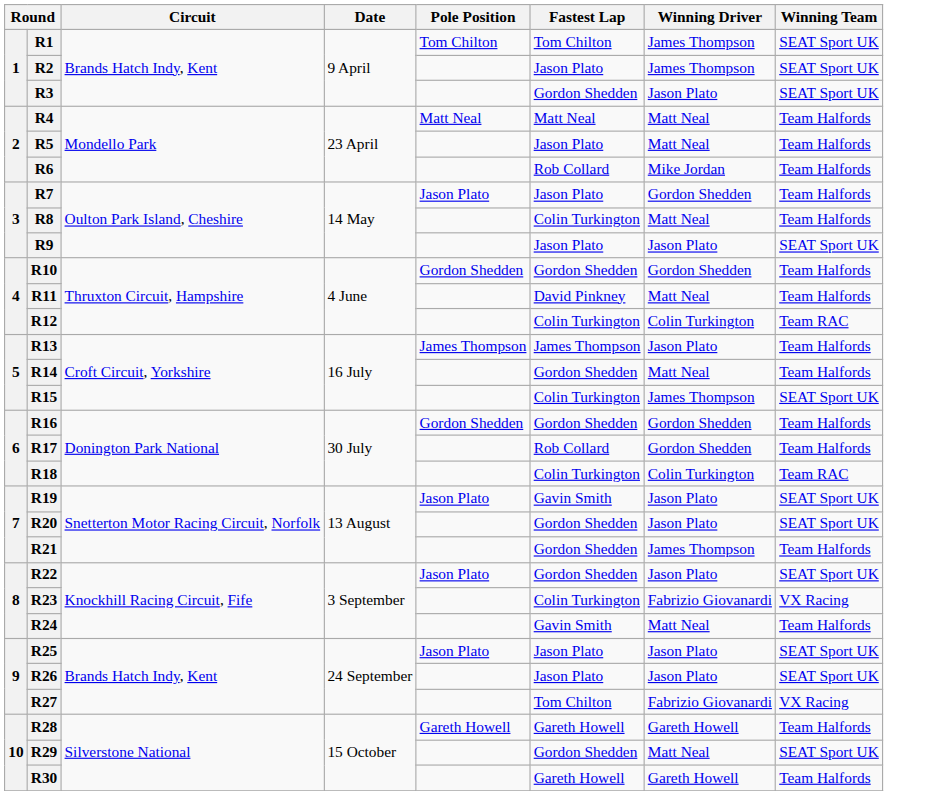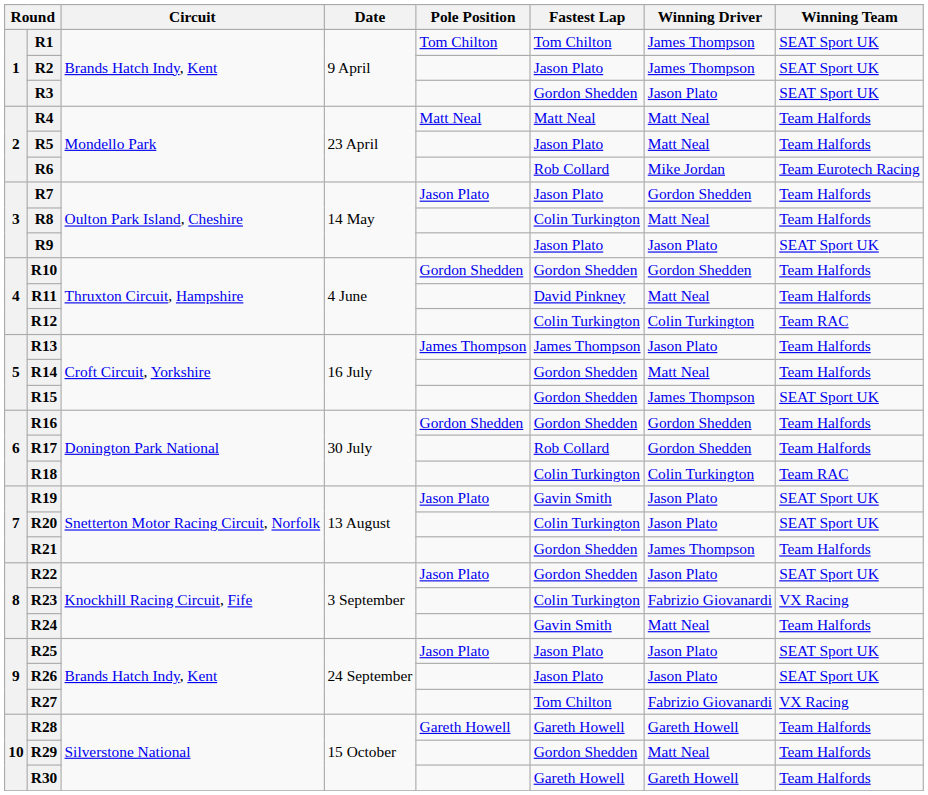(825, 168) Team Halfords -> (849, 168) Team Eurotech Racing
(587, 397) Colin Turkington -> (586, 397) Gordon Shedden
(586, 523) Gordon Shedden -> (587, 523) Colin Turkington
(829, 752) SEAT Sport UK -> (825, 752) Team Halfords
